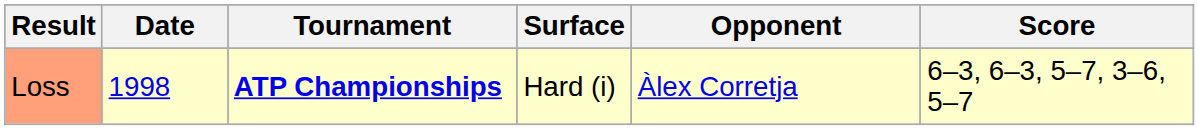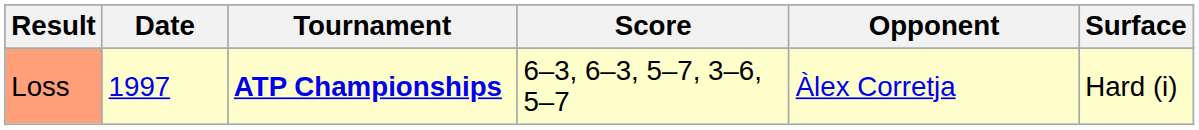columns swapped: (574, 26) <-> (1057, 26)
(139, 85) 1998 -> (139, 85) 1997
